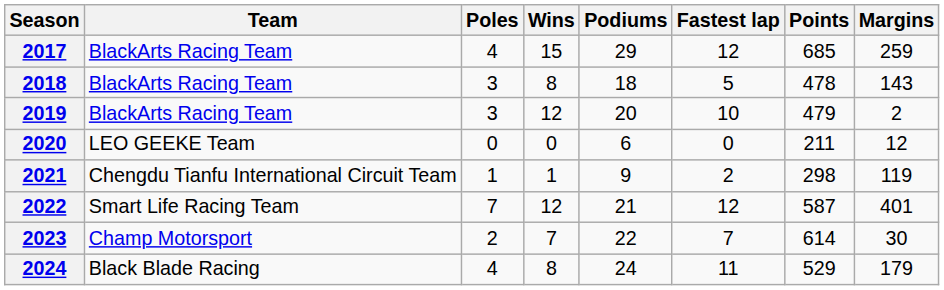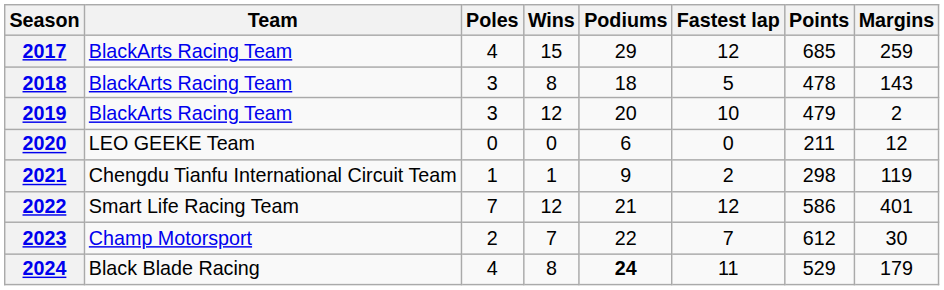(819, 206) 587 -> (819, 206) 586
(819, 237) 614 -> (819, 237) 612
(626, 269) normal -> (626, 269) bold
